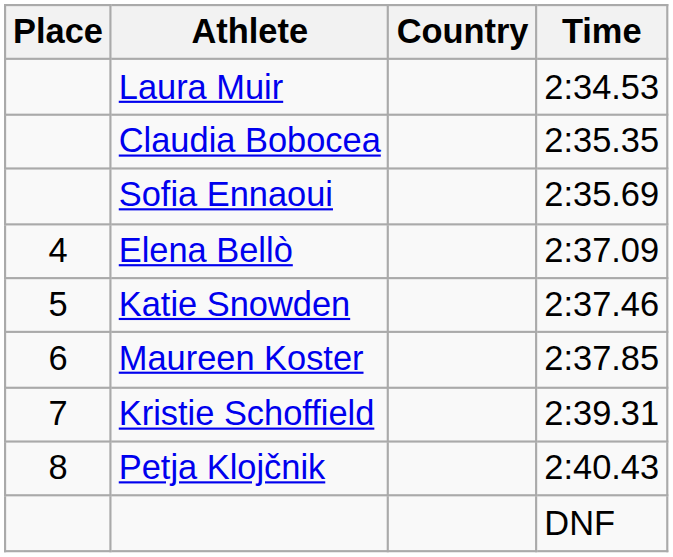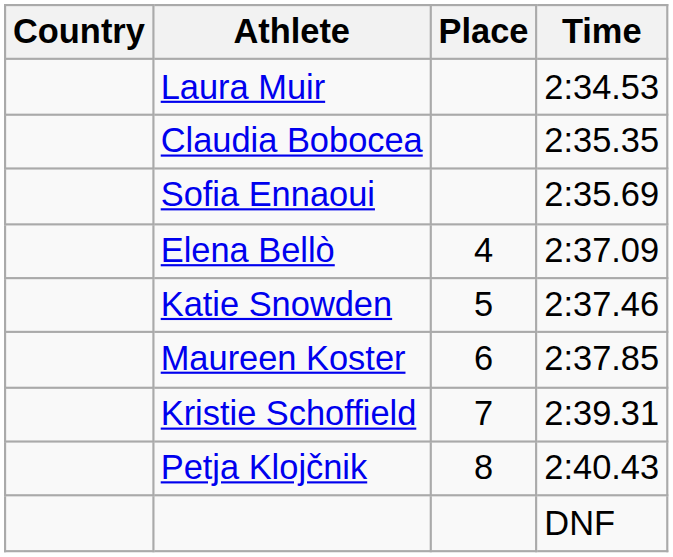columns swapped: (58, 31) <-> (463, 31)
